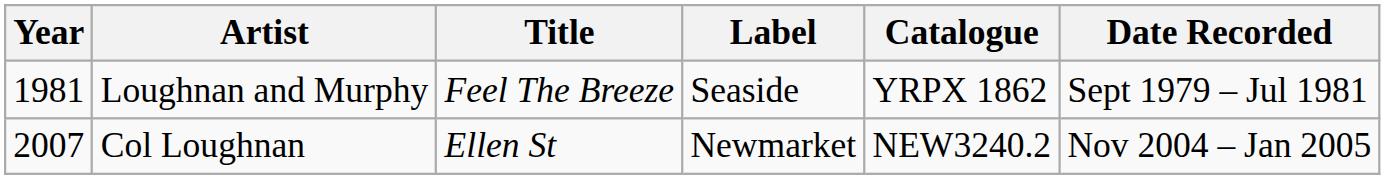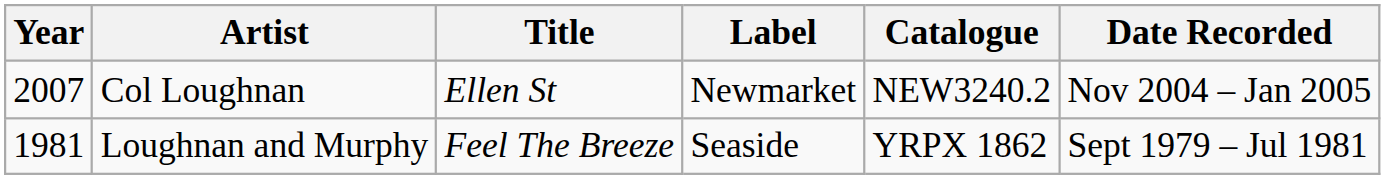rows swapped: (264, 88) <-> (203, 145)
